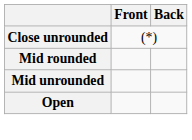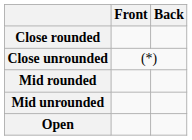+ row: (58, 37)
